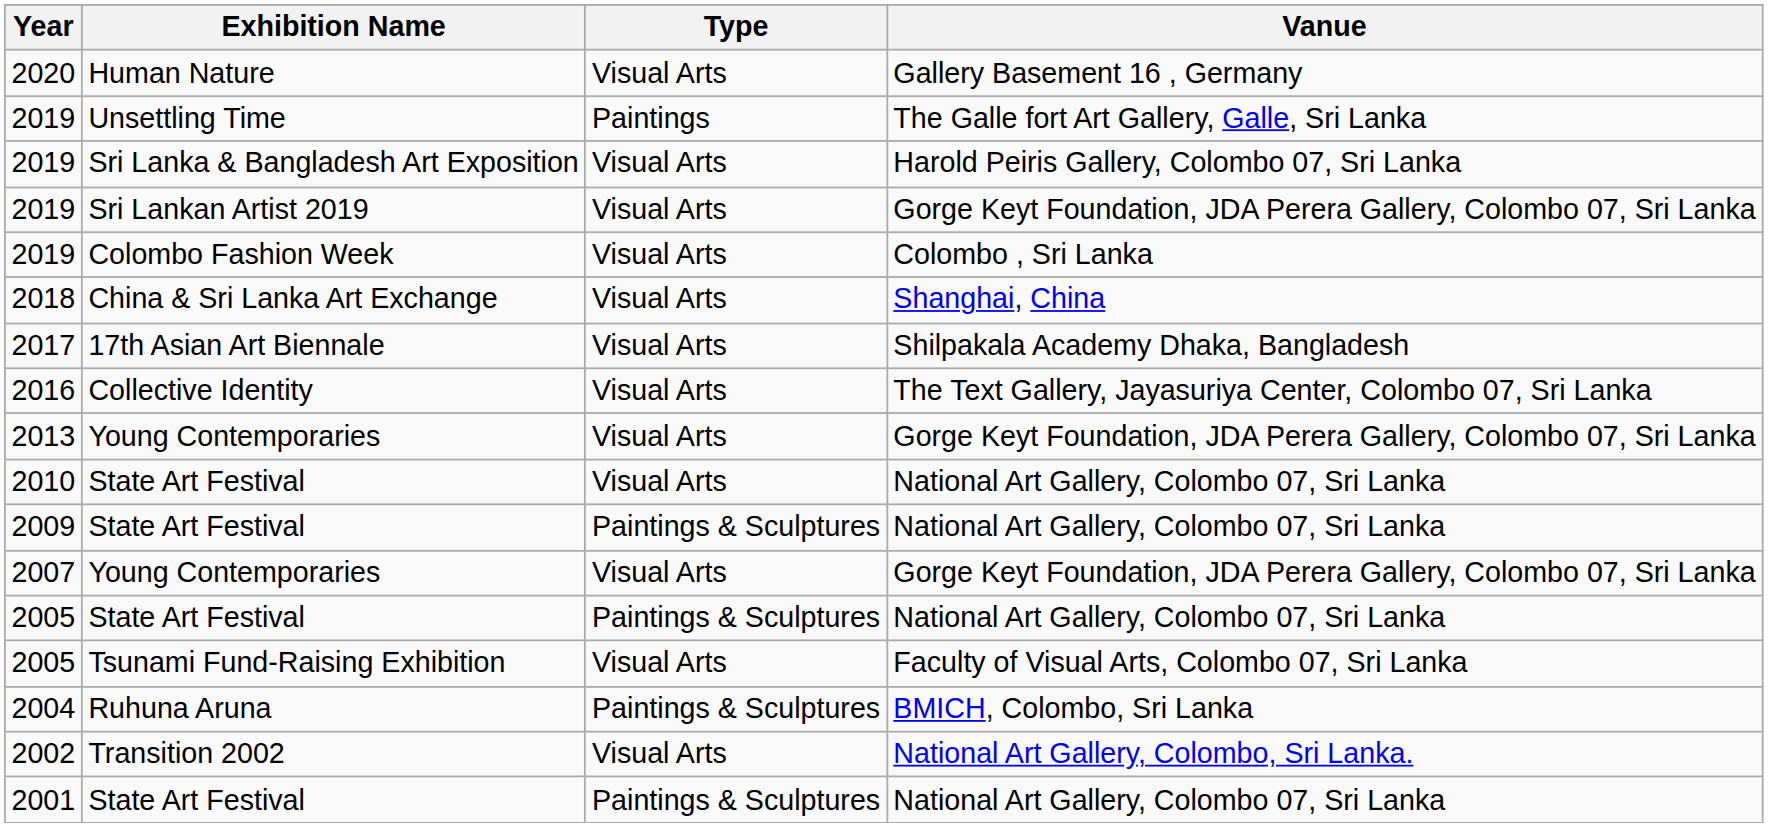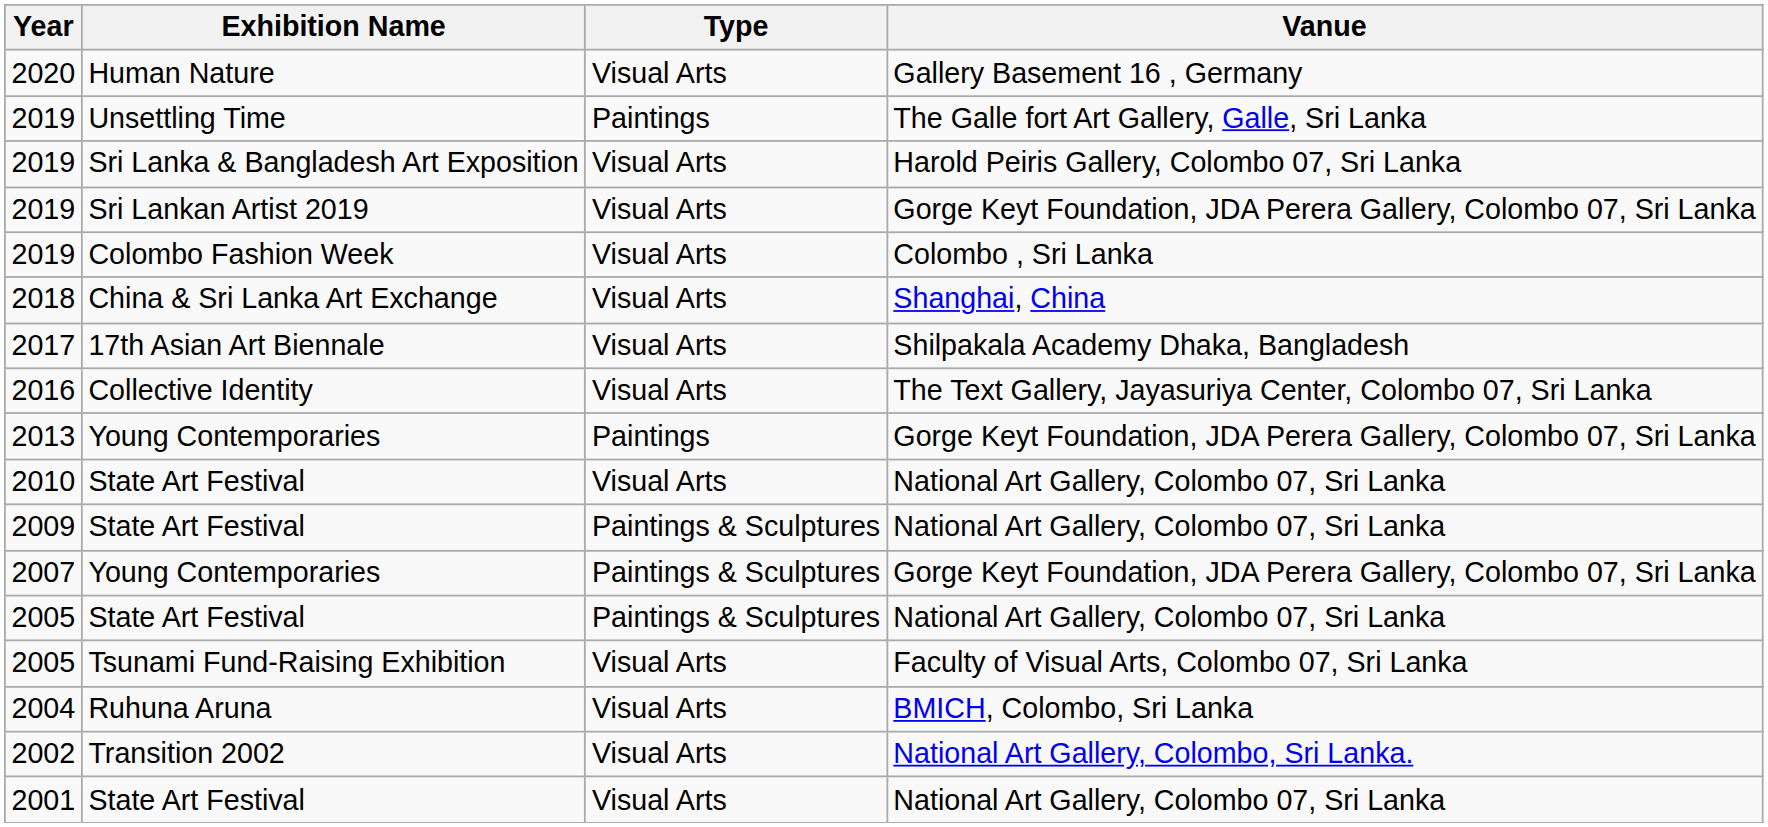(659, 436) Visual Arts -> (651, 436) Paintings
(659, 572) Visual Arts -> (736, 572) Paintings & Sculptures
(736, 708) Paintings & Sculptures -> (659, 708) Visual Arts
(736, 799) Paintings & Sculptures -> (659, 799) Visual Arts
